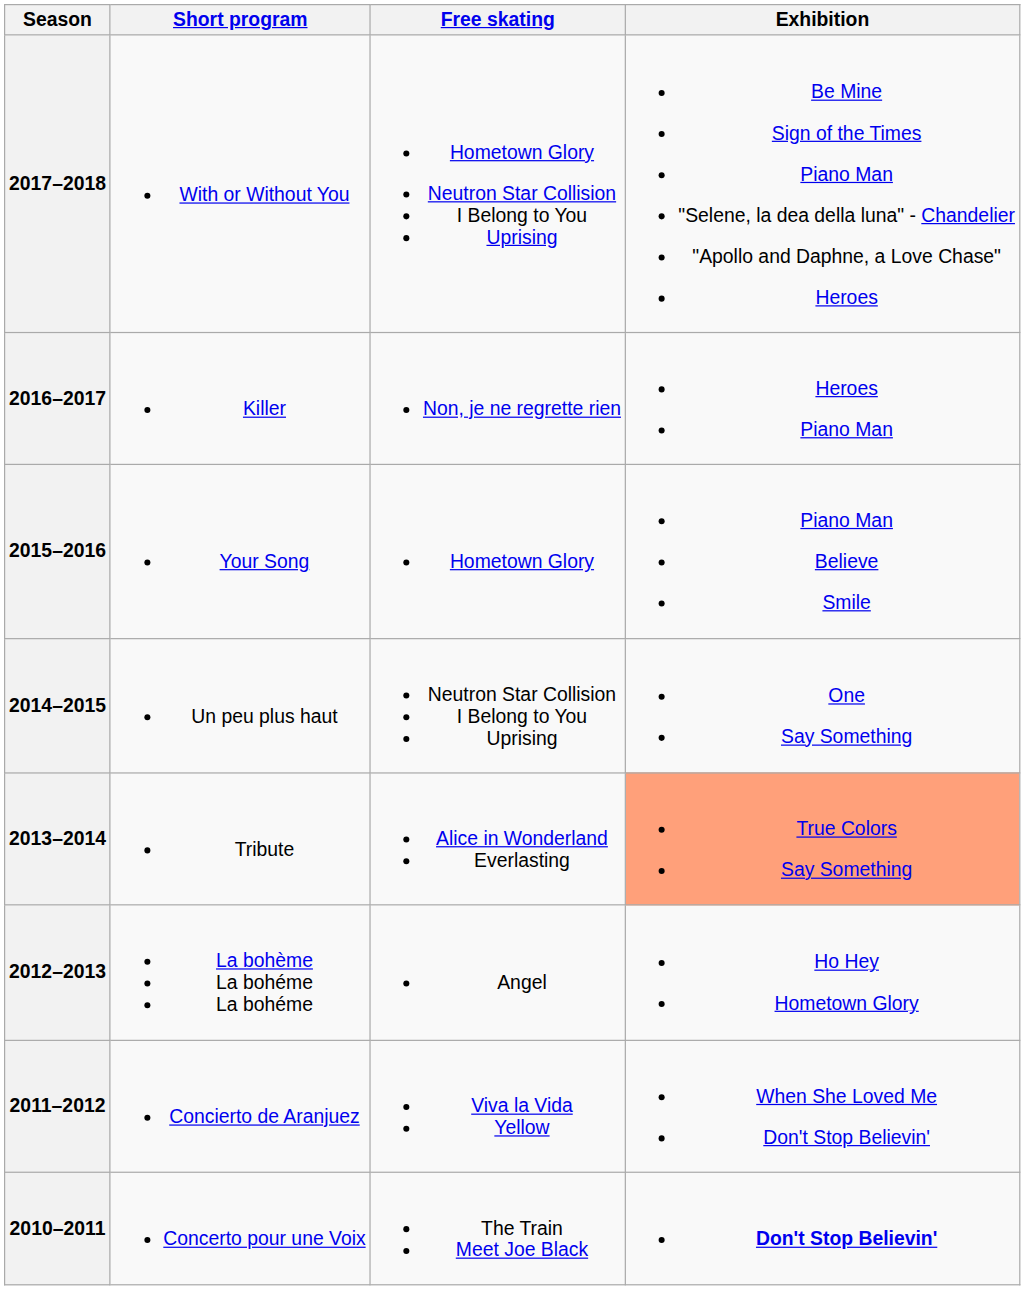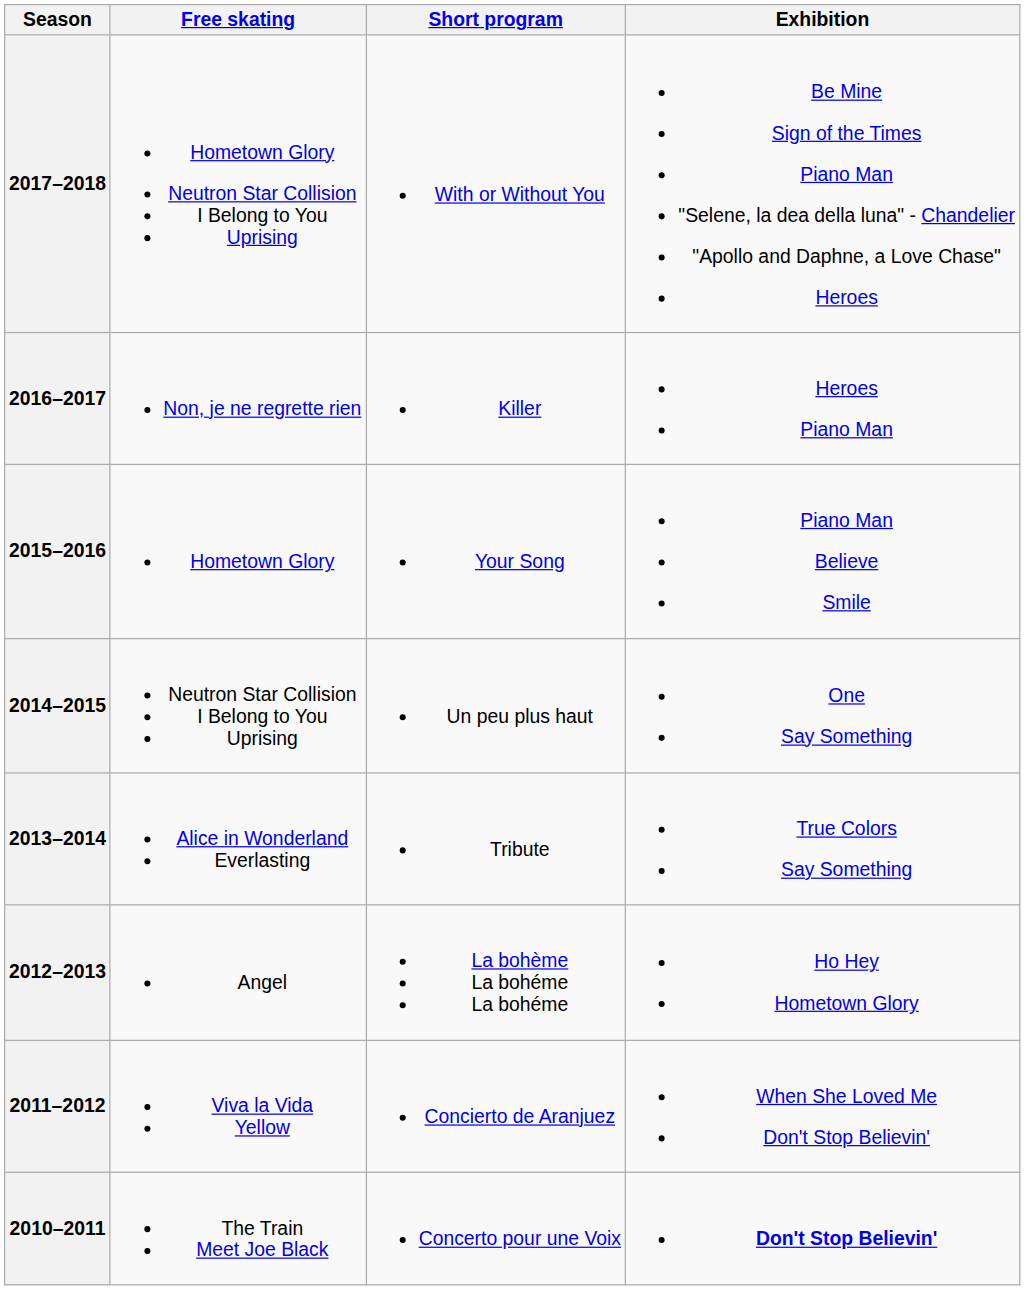columns swapped: (240, 19) <-> (498, 19)
(822, 850) lightsalmon background -> (822, 850) no background
